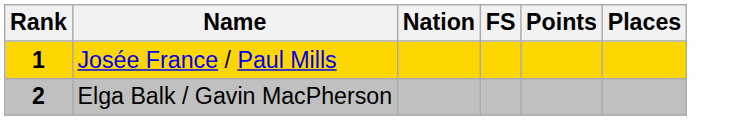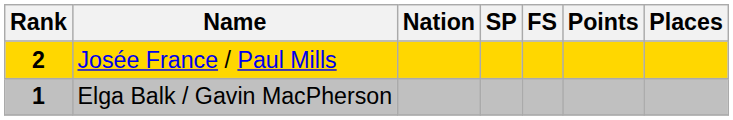+ column: (501, 22)
(38, 59) 1 -> (38, 59) 2
(38, 96) 2 -> (38, 96) 1
